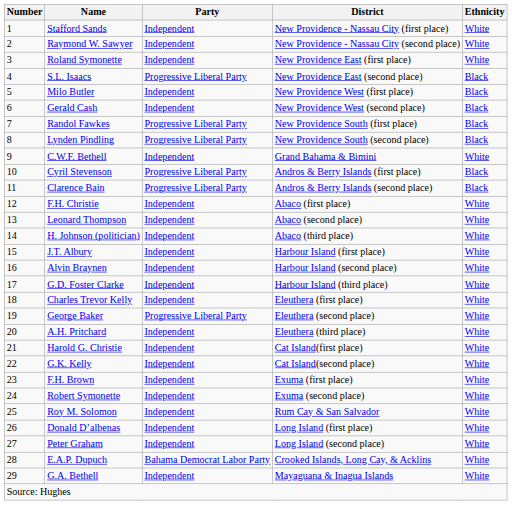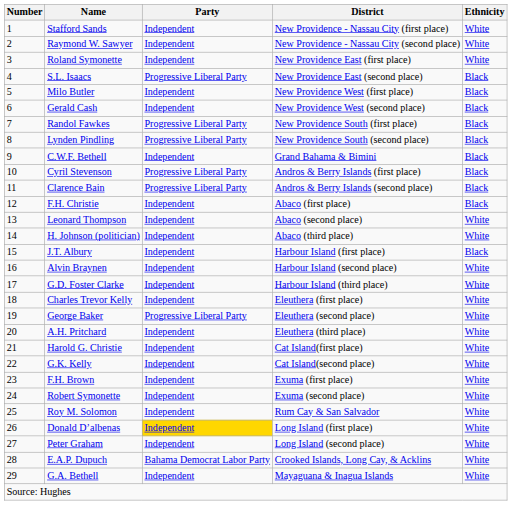(477, 156) White -> (476, 156) Black
(477, 204) White -> (476, 204) Black
(477, 252) White -> (476, 252) Black
(169, 428) no background -> (169, 428) gold background
